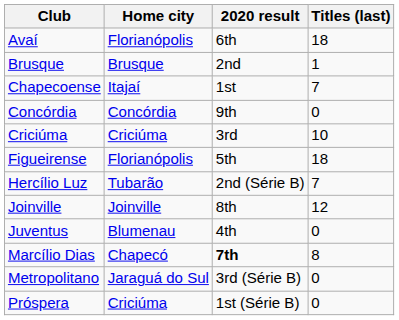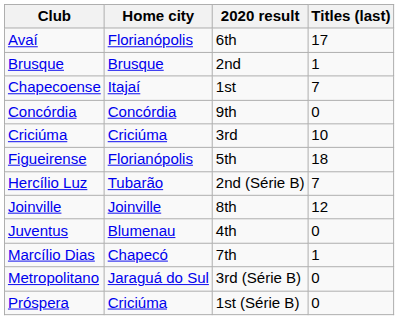(320, 40) 18 -> (320, 40) 17
(227, 254) bold -> (226, 254) normal
(316, 254) 8 -> (316, 254) 1
